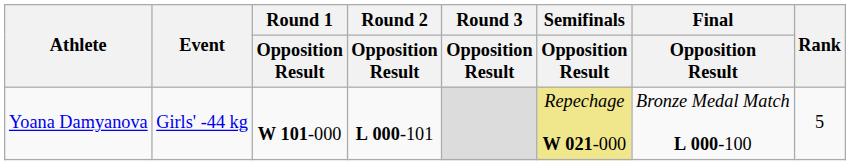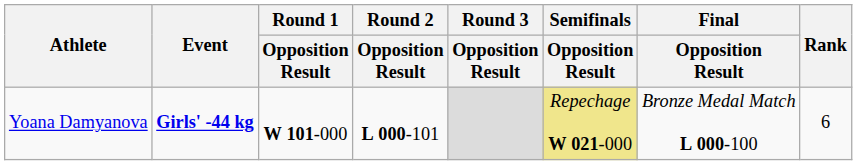(202, 123) normal -> (205, 123) bold
(820, 123) 5 -> (826, 123) 6
